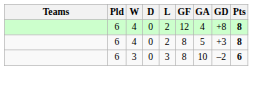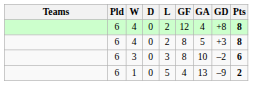+ row: (56, 73)
